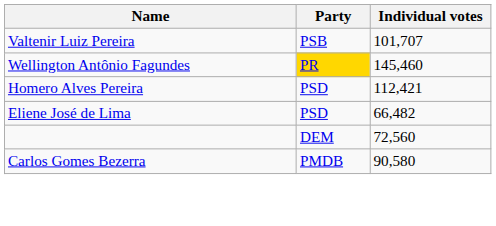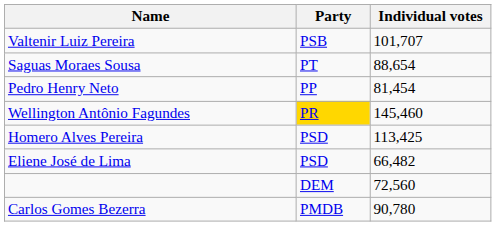+ row: (74, 64)
+ row: (63, 88)
(398, 88) 112,421 -> (398, 137) 113,425
(394, 161) 90,580 -> (394, 209) 90,780
